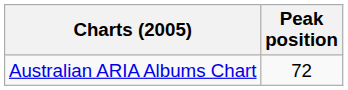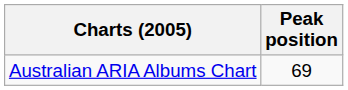(302, 70) 72 -> (302, 70) 69
